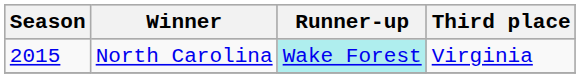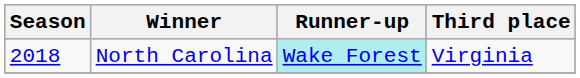(35, 56) 2015 -> (35, 56) 2018
